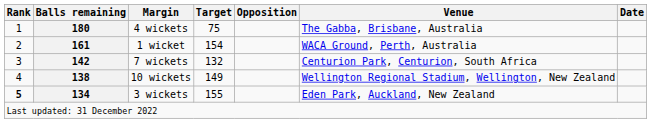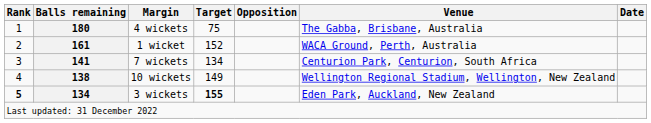(214, 45) 154 -> (214, 45) 152
(81, 61) 142 -> (81, 61) 141
(214, 61) 132 -> (214, 61) 134
(214, 94) normal -> (214, 94) bold
